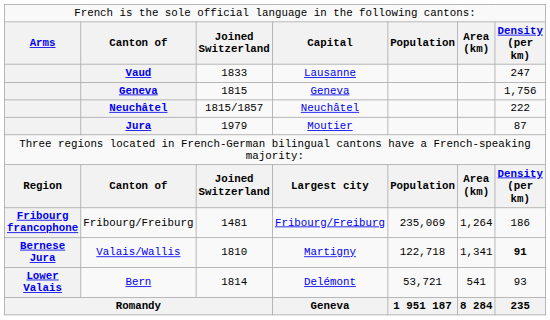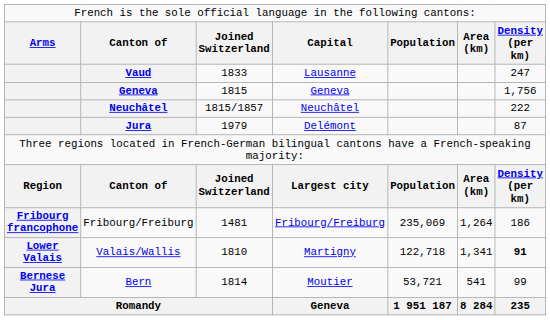(330, 126) Moutier -> (330, 126) Delémont
(43, 252) Bernese Jura -> (43, 252) Lower Valais
(43, 282) Lower Valais -> (43, 282) Bernese Jura
(330, 282) Delémont -> (330, 282) Moutier
(520, 282) 93 -> (520, 282) 99
